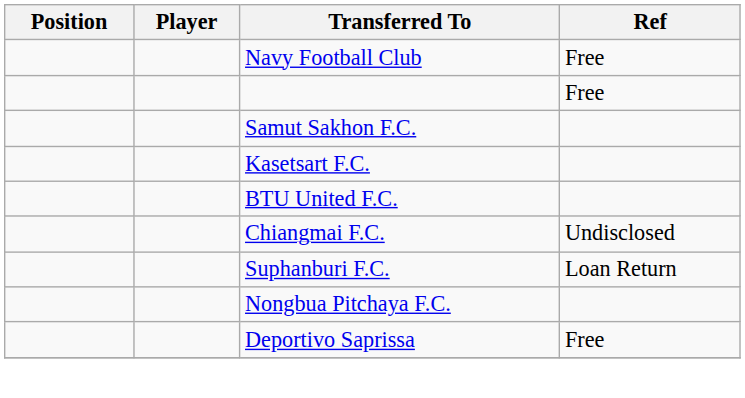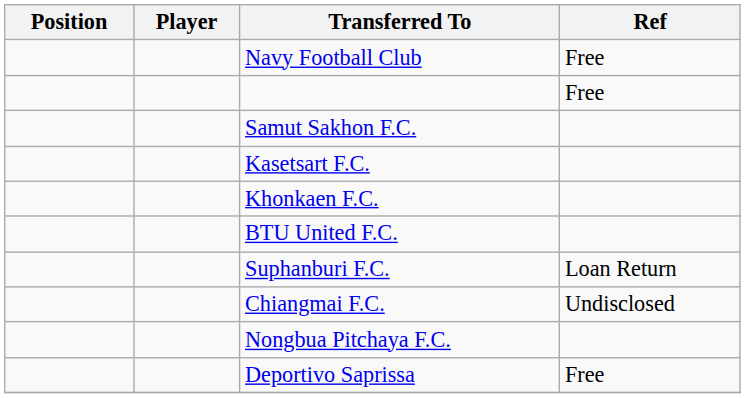+ row: (312, 198)
rows swapped: (315, 233) <-> (317, 269)
